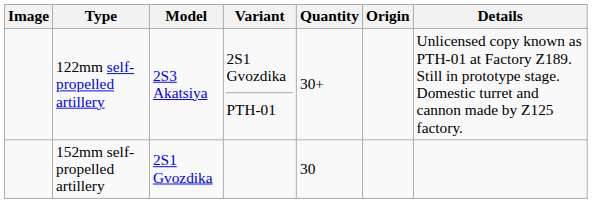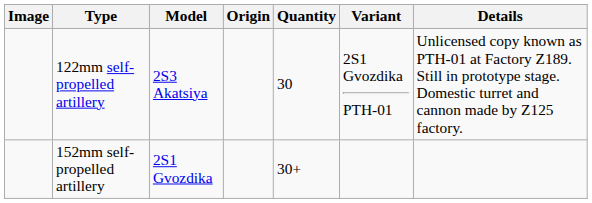columns swapped: (260, 16) <-> (388, 16)
(312, 84) 30+ -> (285, 84) 30
(308, 169) 30 -> (289, 169) 30+
